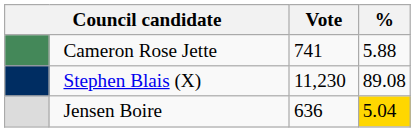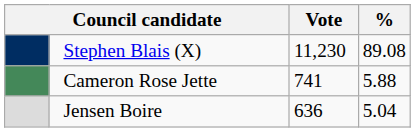rows swapped: (127, 80) <-> (135, 50)
(380, 111) gold background -> (380, 111) no background
